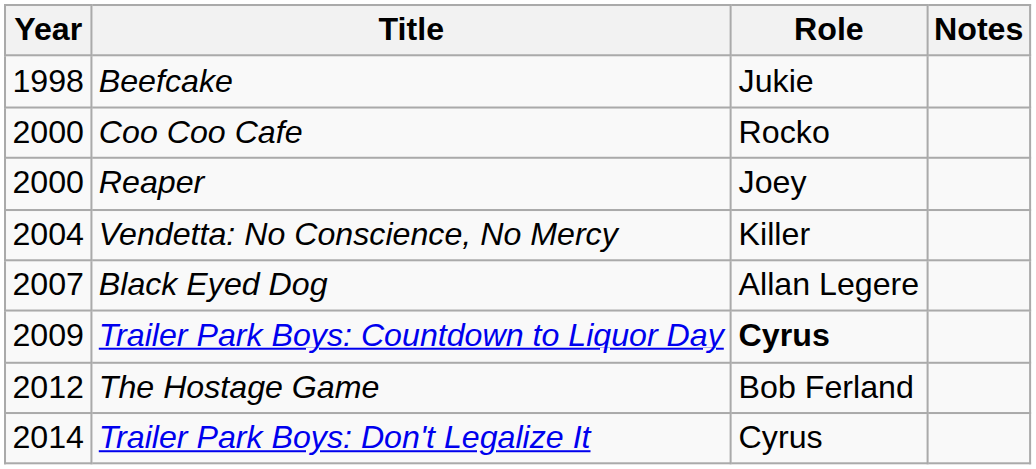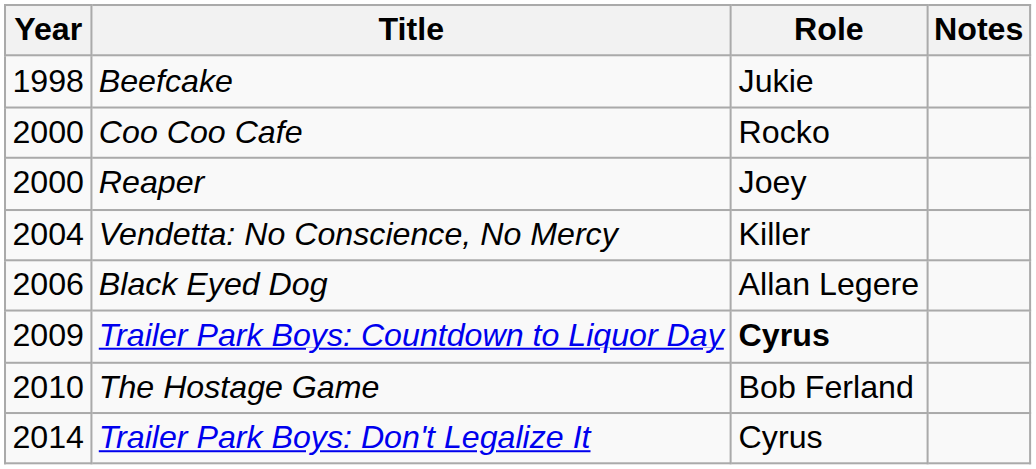(48, 285) 2007 -> (48, 285) 2006
(48, 387) 2012 -> (48, 387) 2010
